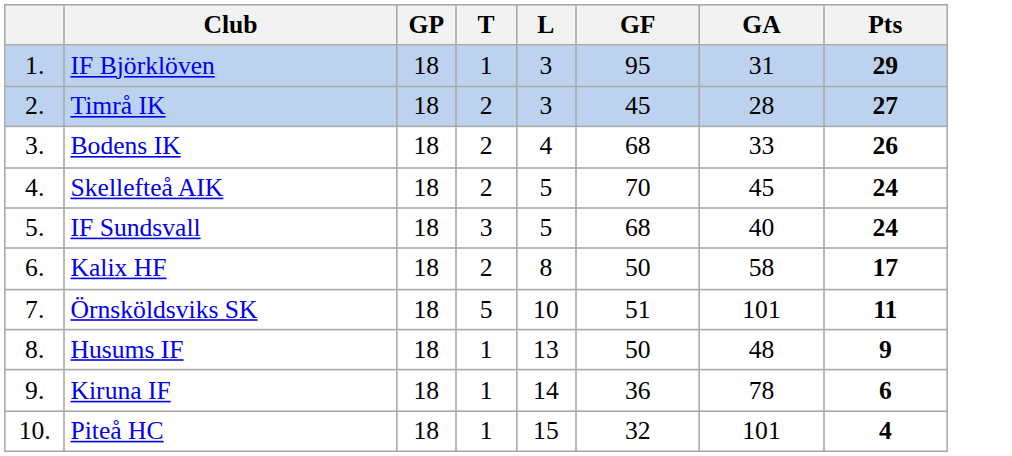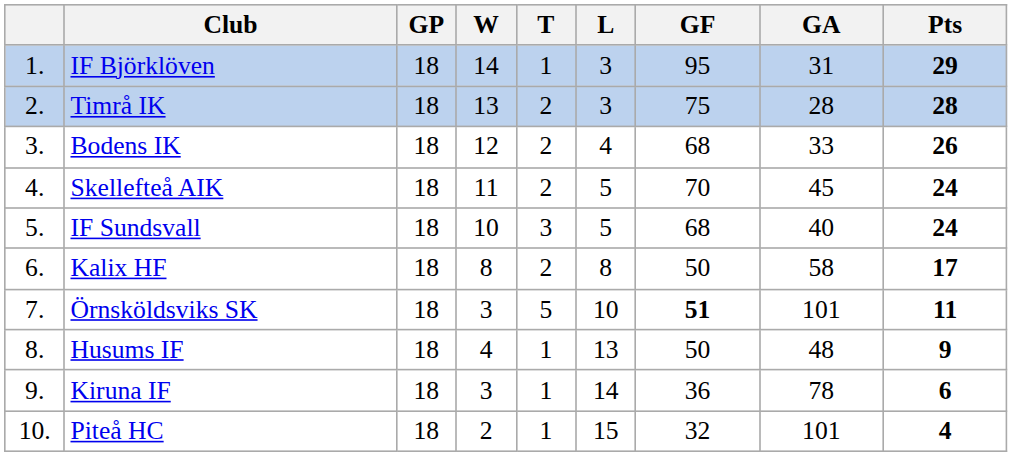+ column: (486, 24)
(638, 106) 45 -> (698, 106) 75
(885, 106) 27 -> (945, 106) 28
(638, 308) normal -> (698, 308) bold
